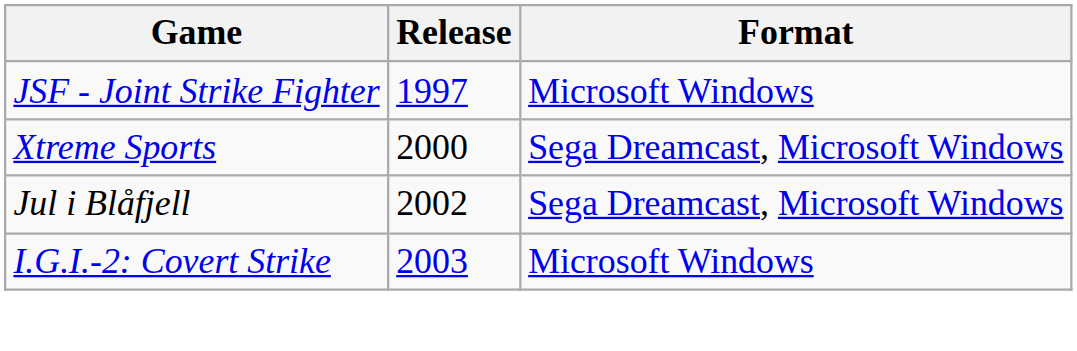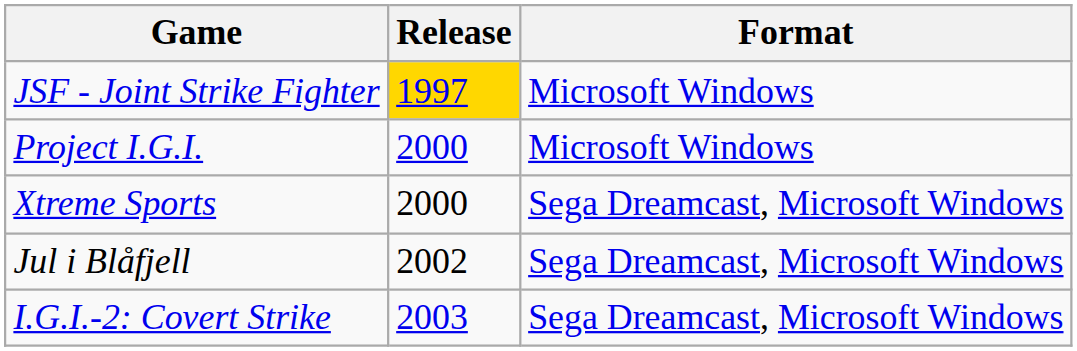(432, 89) no background -> (432, 89) gold background
+ row: (108, 146)
(671, 260) Microsoft Windows -> (796, 317) Sega Dreamcast, Microsoft Windows
